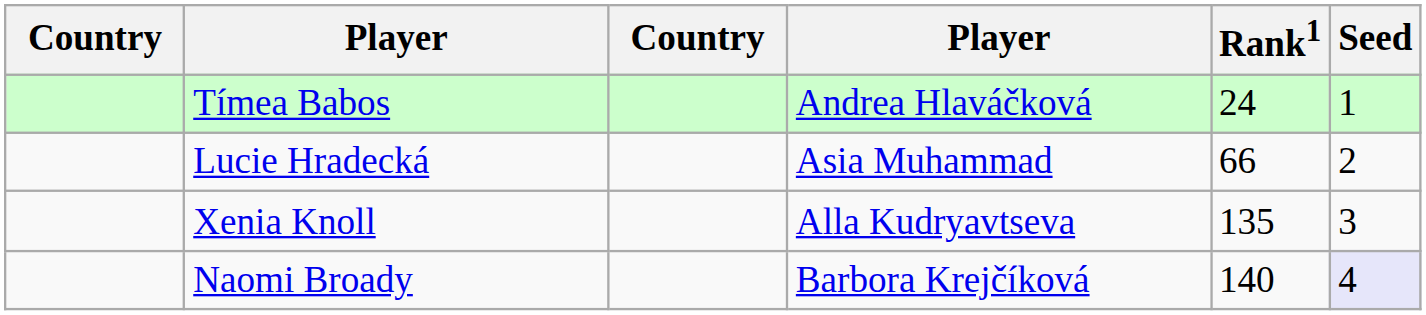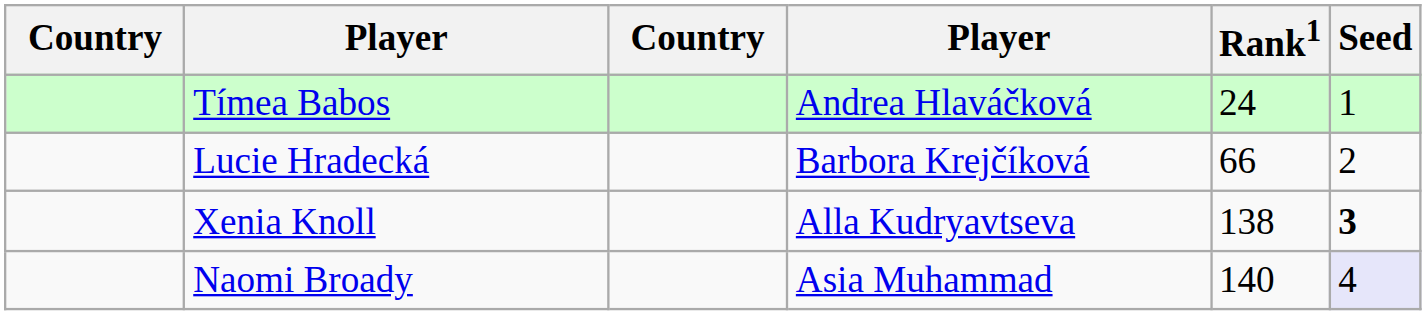(924, 161) Asia Muhammad -> (943, 161) Barbora Krejčíková
(1247, 220) 135 -> (1247, 220) 138
(1347, 220) normal -> (1347, 220) bold
(943, 279) Barbora Krejčíková -> (924, 279) Asia Muhammad
